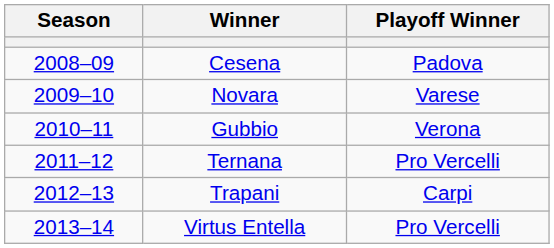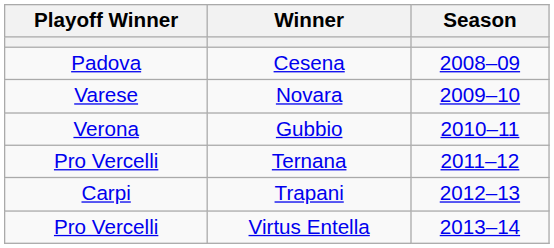columns swapped: (74, 42) <-> (448, 42)
